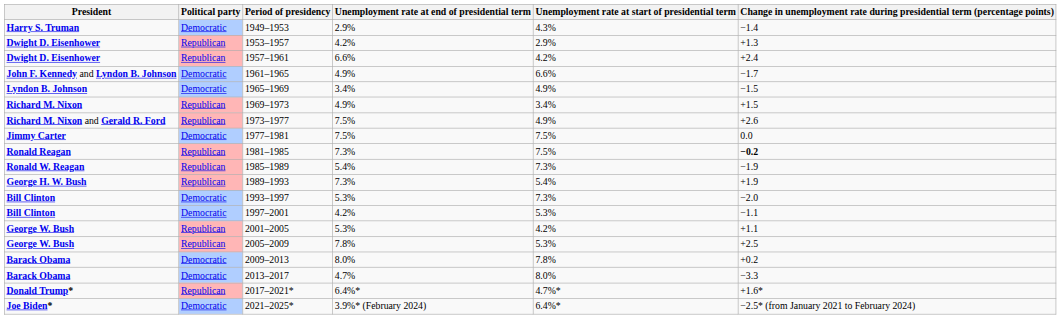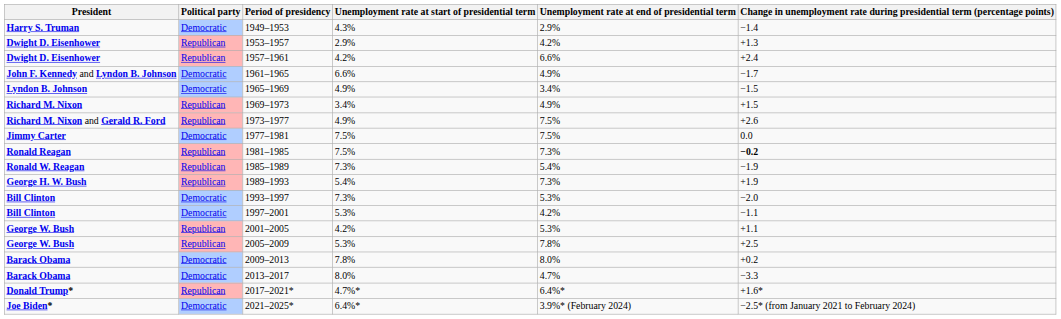columns swapped: (636, 12) <-> (433, 12)
